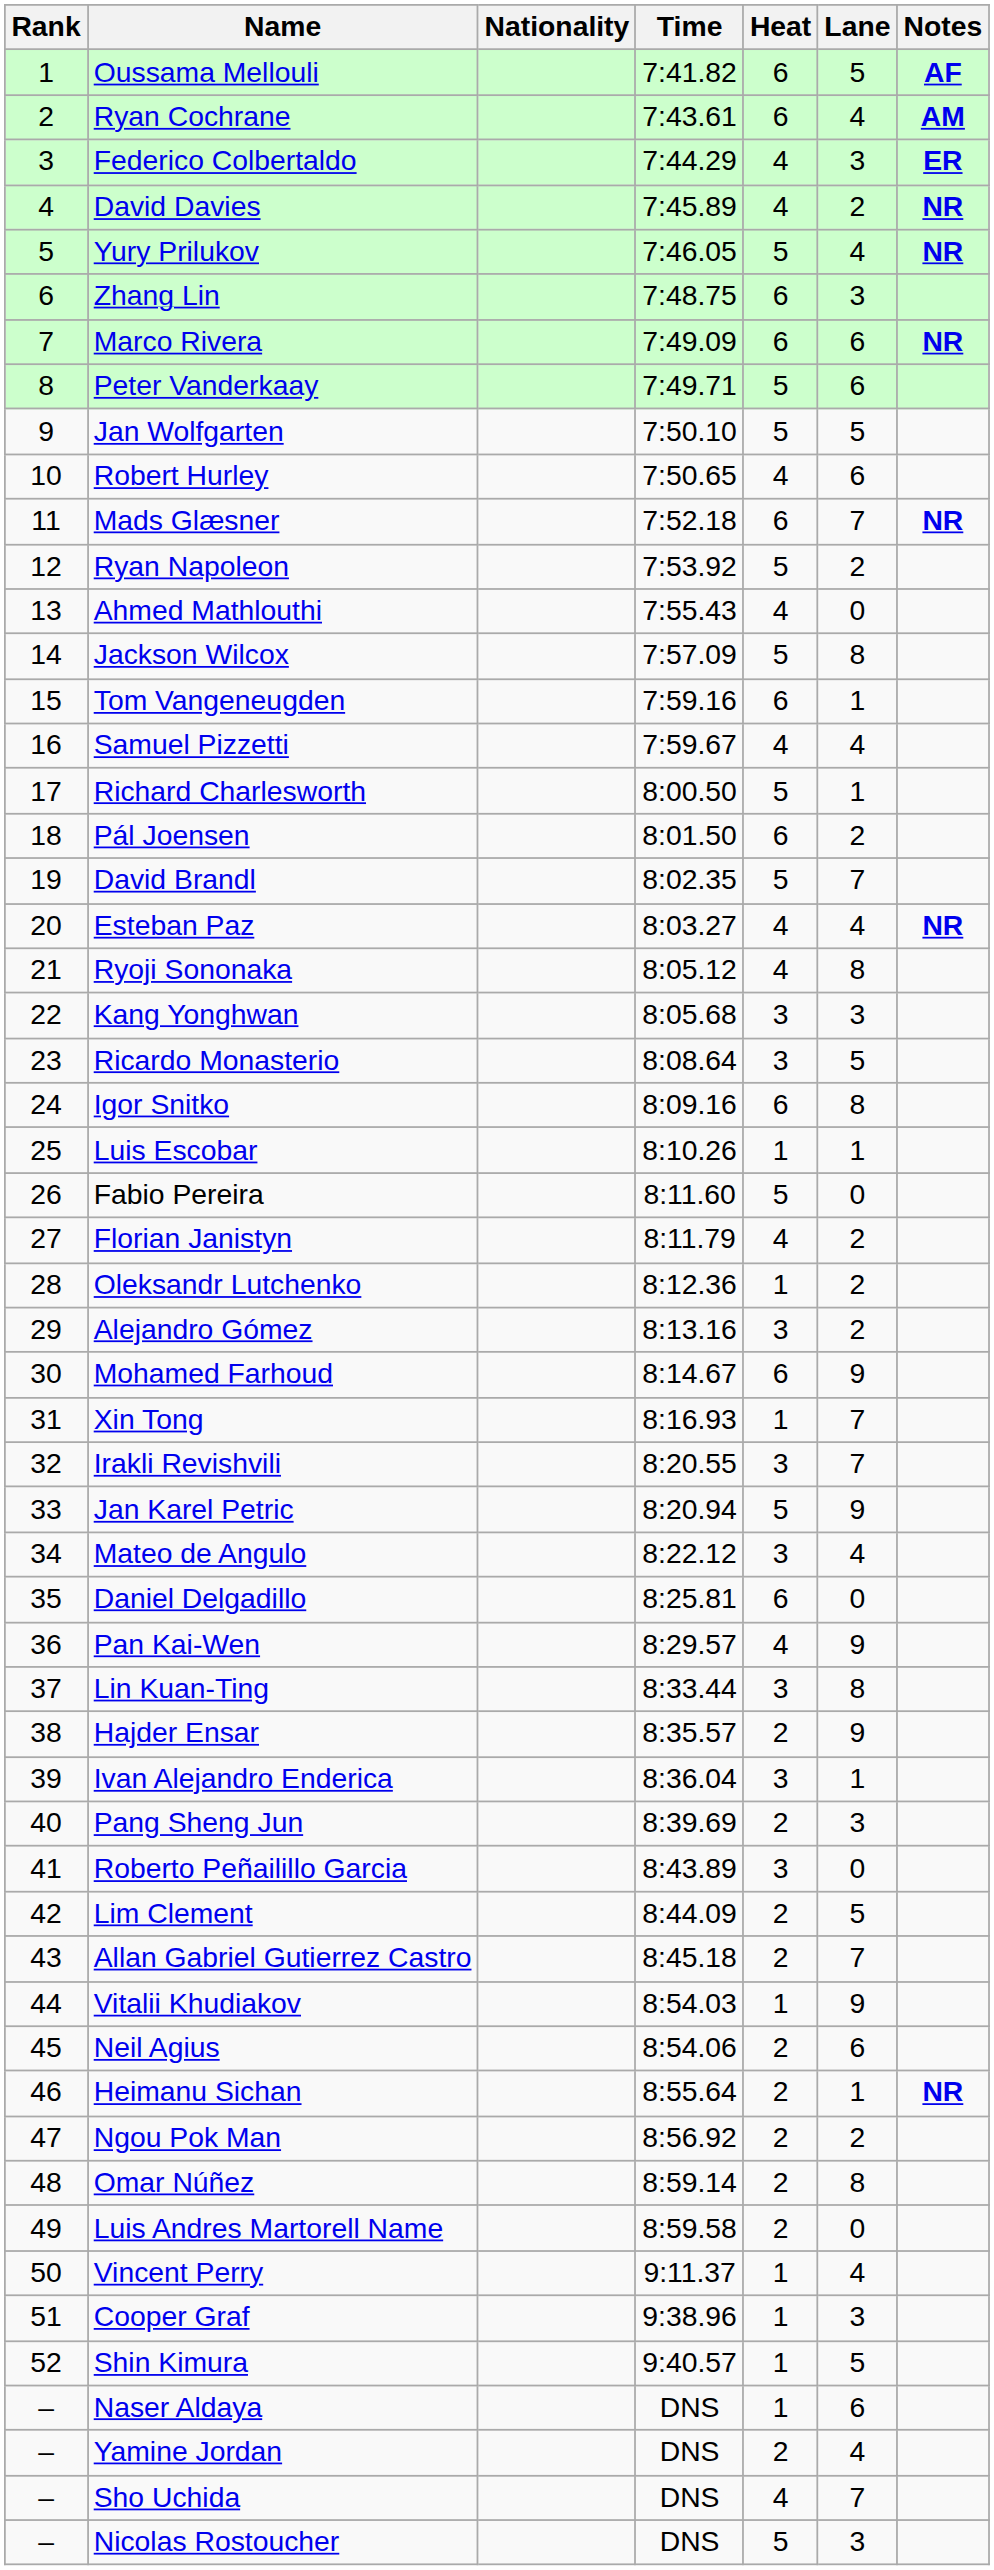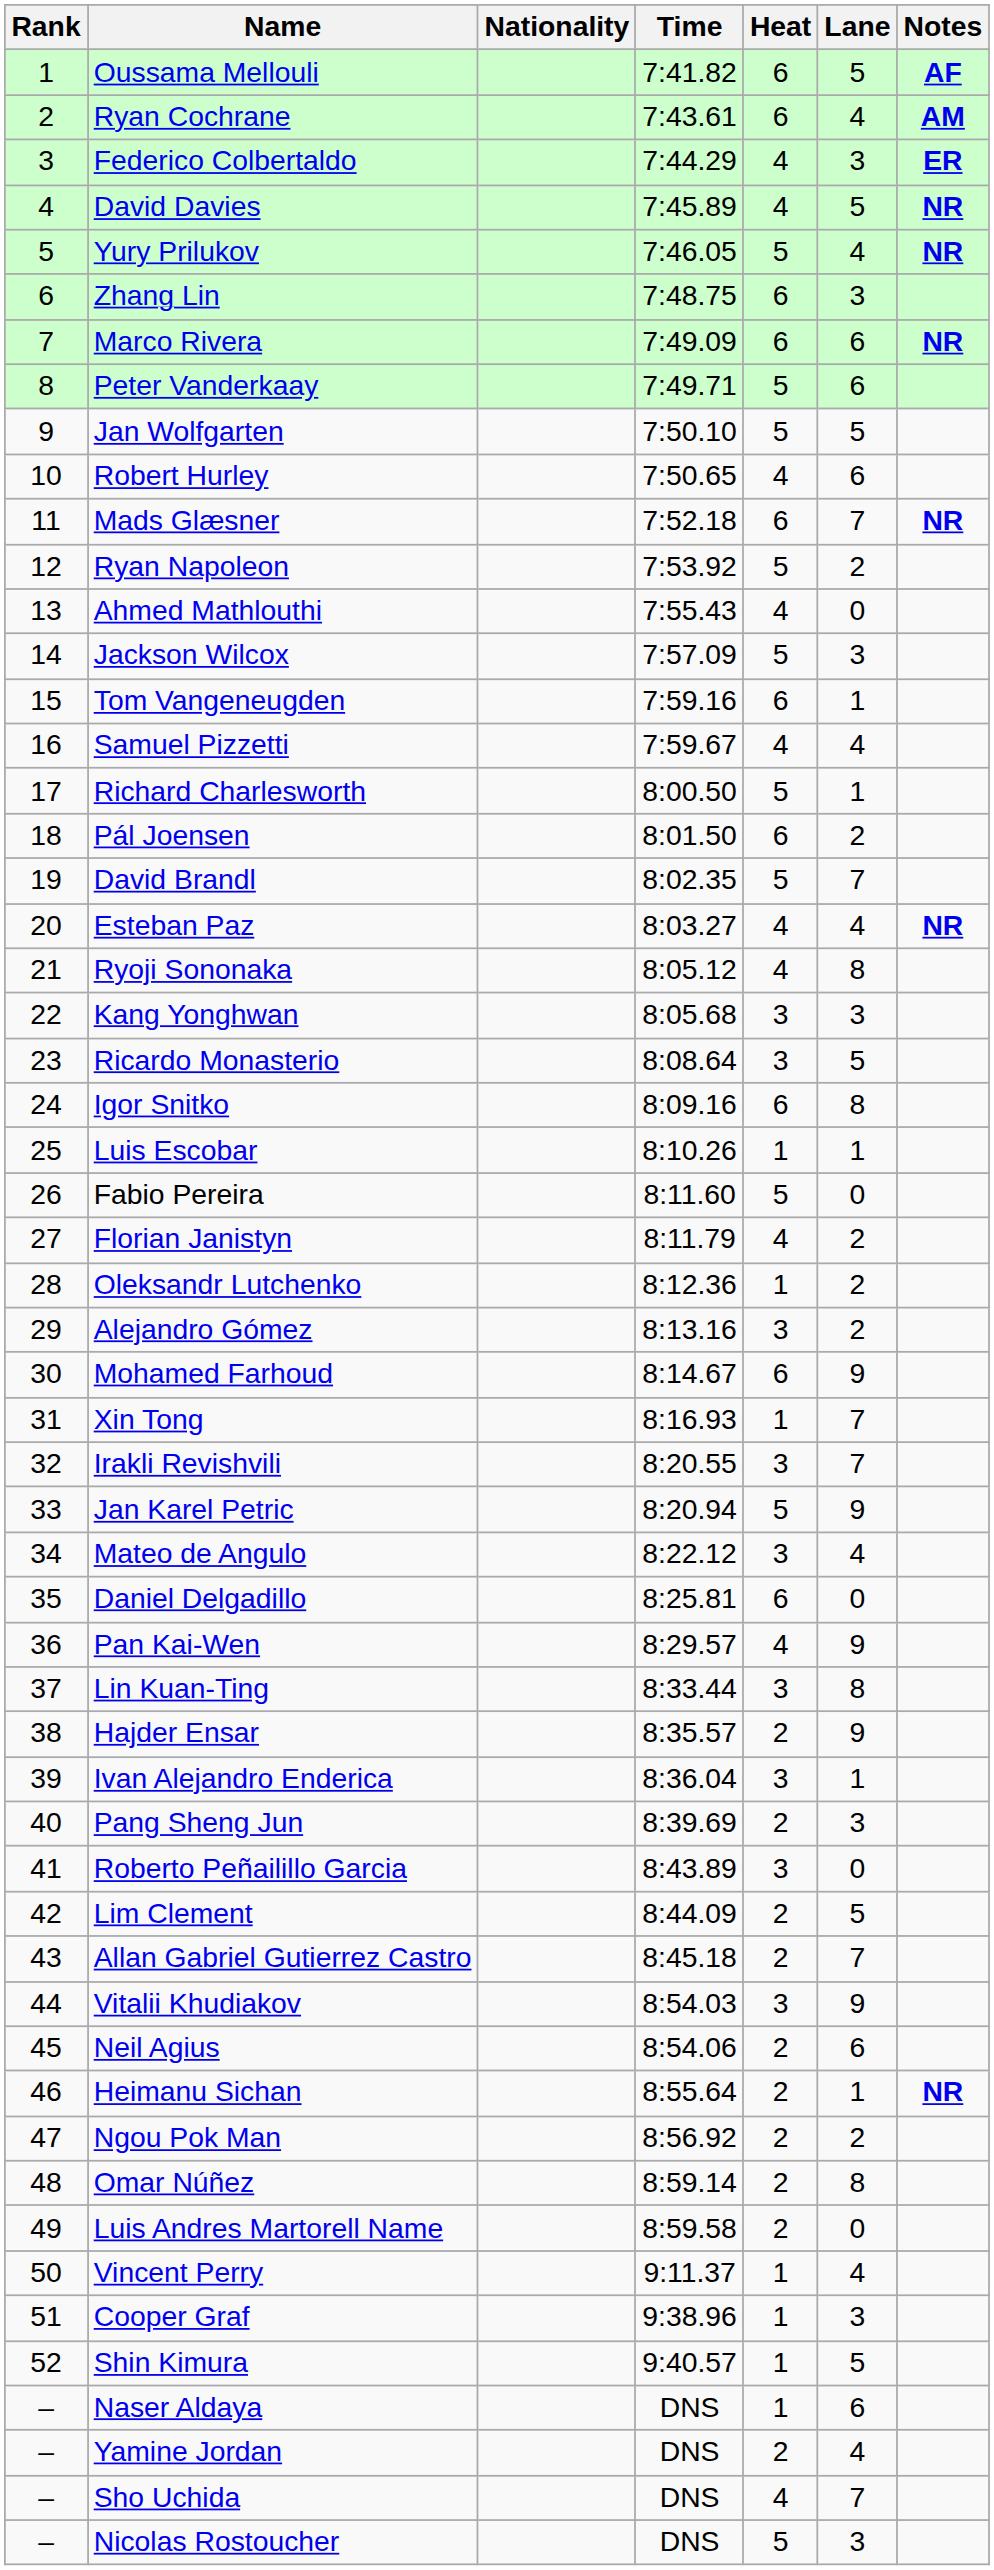(857, 206) 2 -> (857, 206) 5
(857, 655) 8 -> (857, 655) 3
(781, 2003) 1 -> (781, 2003) 3
